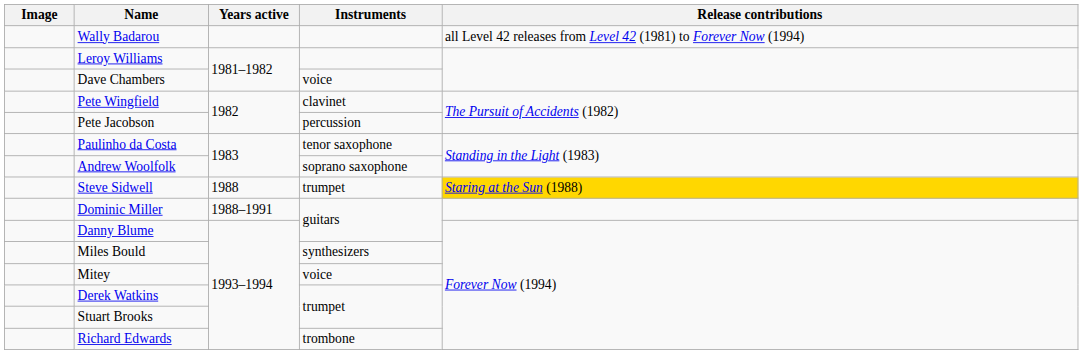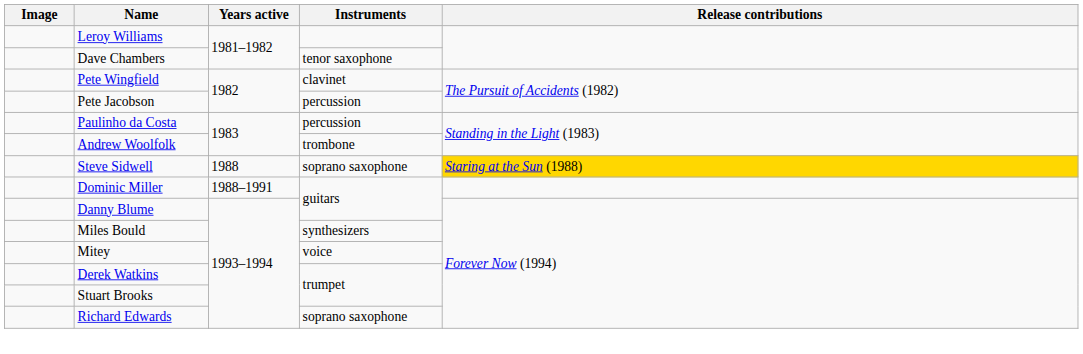- row: (118, 36)
(317, 79) voice -> (347, 58) tenor saxophone
(347, 144) tenor saxophone -> (332, 123) percussion
(355, 166) soprano saxophone -> (329, 144) trombone
(324, 187) trumpet -> (355, 166) soprano saxophone
(329, 338) trombone -> (355, 317) soprano saxophone
